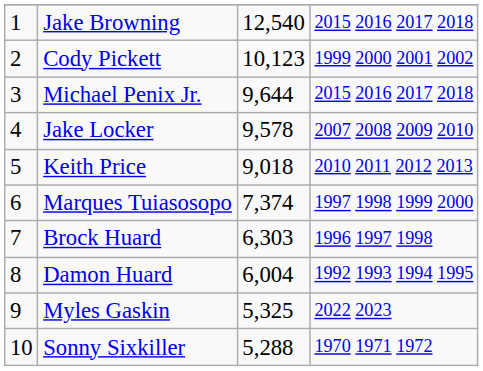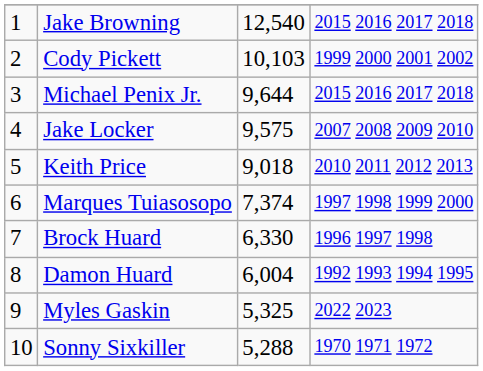(274, 58) 10,123 -> (274, 58) 10,103
(268, 130) 9,578 -> (268, 130) 9,575
(268, 238) 6,303 -> (268, 238) 6,330
